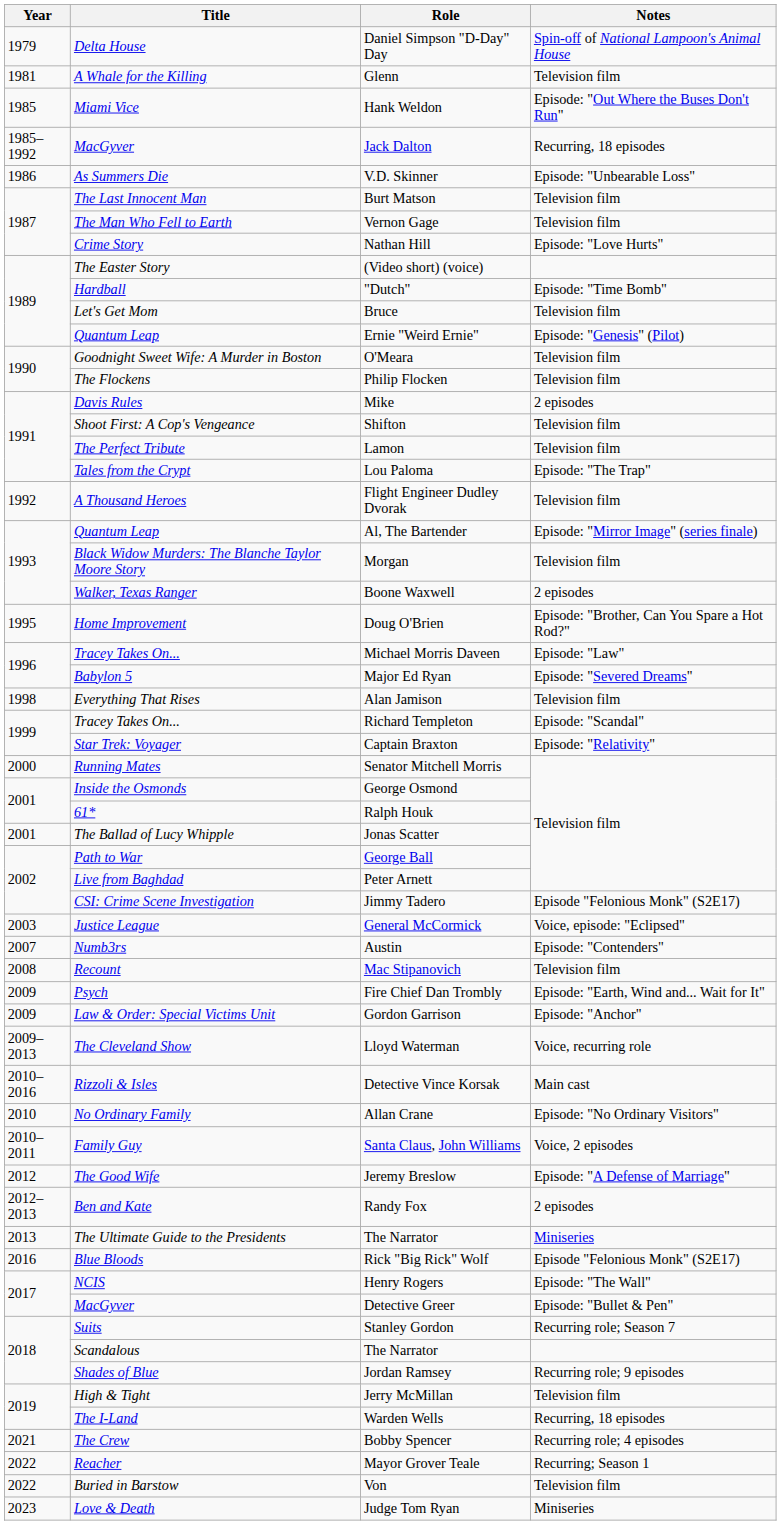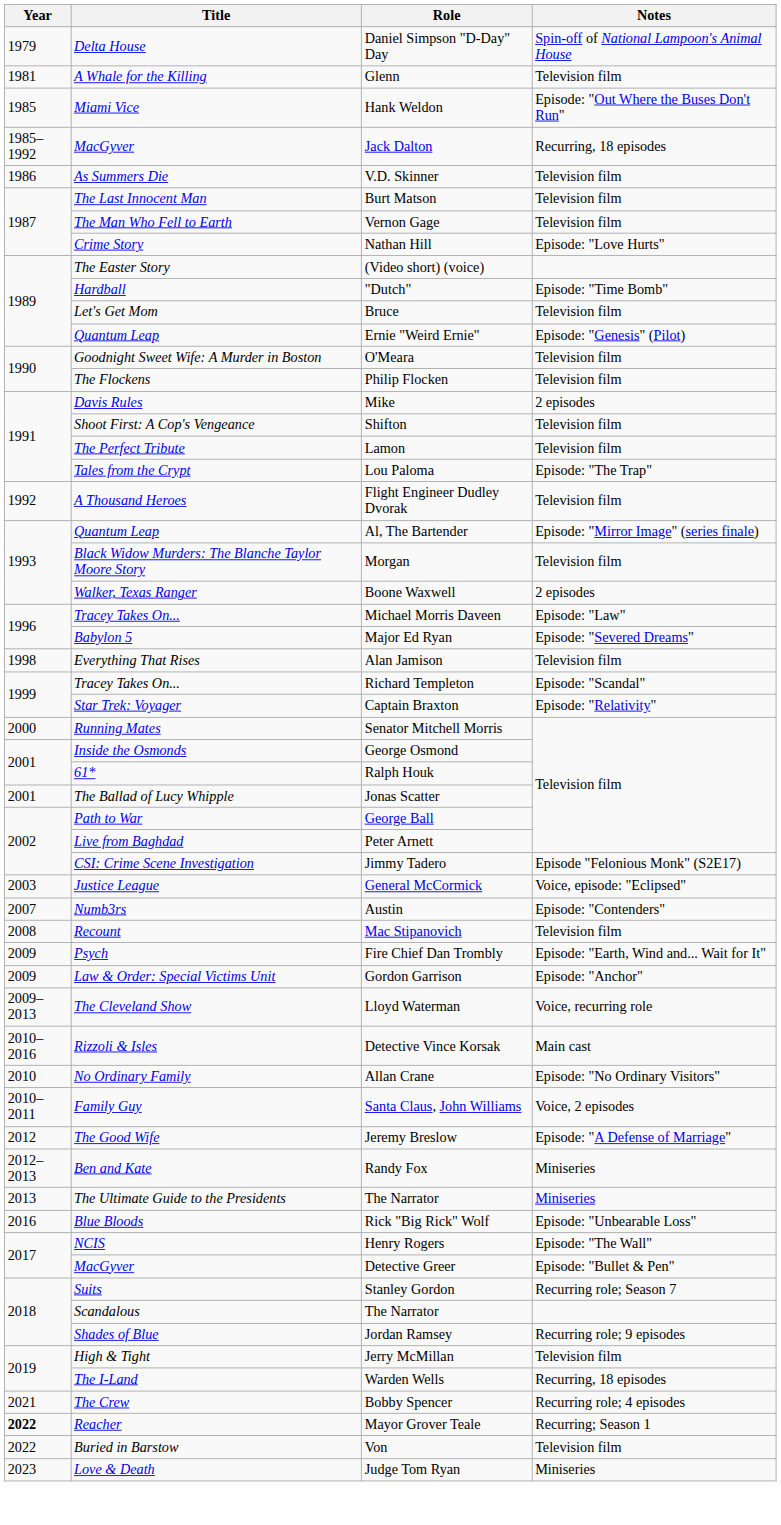(614, 176) Episode: "Unbearable Loss" -> (578, 176) Television film
- row: (130, 623)
(564, 1206) 2 episodes -> (565, 1168) Miniseries
(637, 1260) Episode "Felonious Monk" (S2E17) -> (616, 1221) Episode: "Unbearable Loss"
(22, 1463) normal -> (22, 1424) bold
